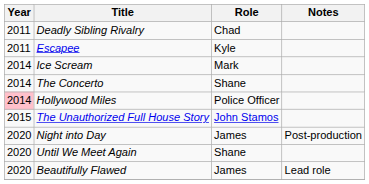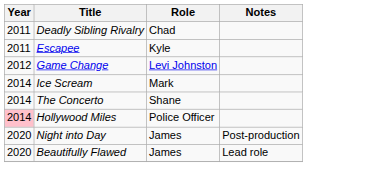+ row: (72, 65)
- row: (123, 118)
- row: (87, 153)
